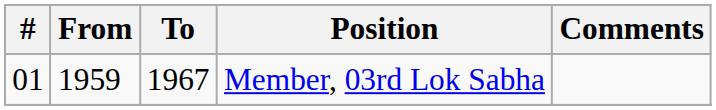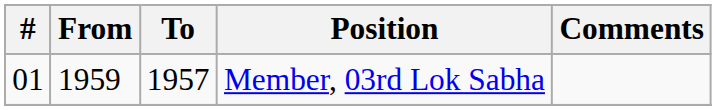(178, 79) 1967 -> (178, 79) 1957
